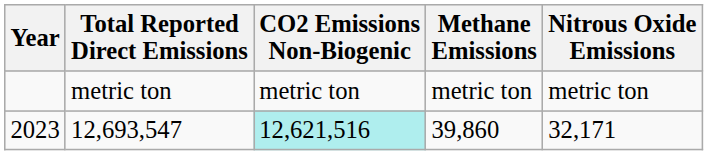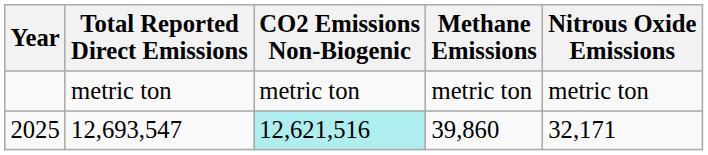(35, 129) 2023 -> (35, 129) 2025
